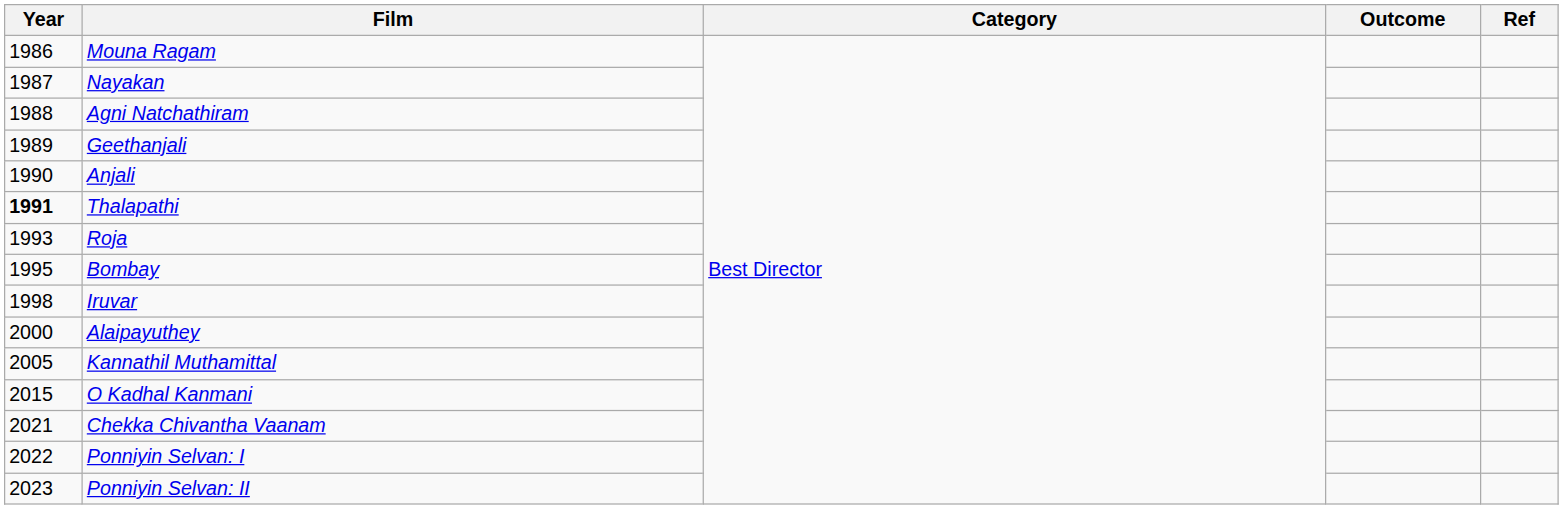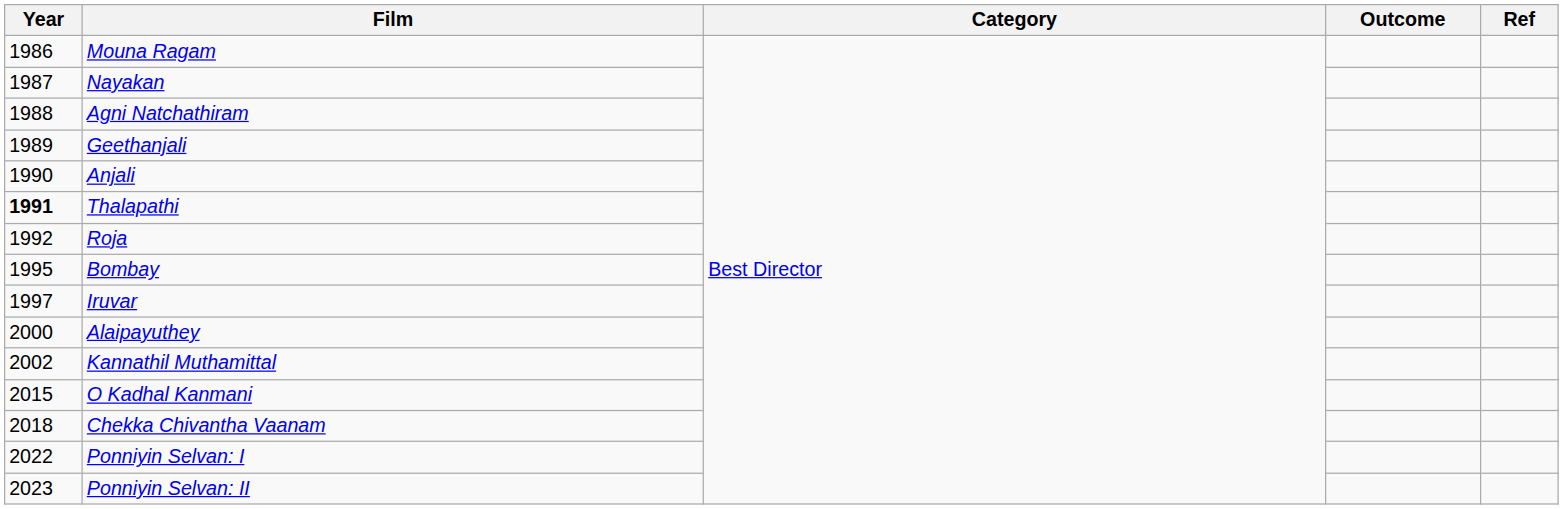(31, 238) 1993 -> (31, 238) 1992
(31, 301) 1998 -> (31, 301) 1997
(31, 363) 2005 -> (31, 363) 2002
(31, 425) 2021 -> (31, 425) 2018
